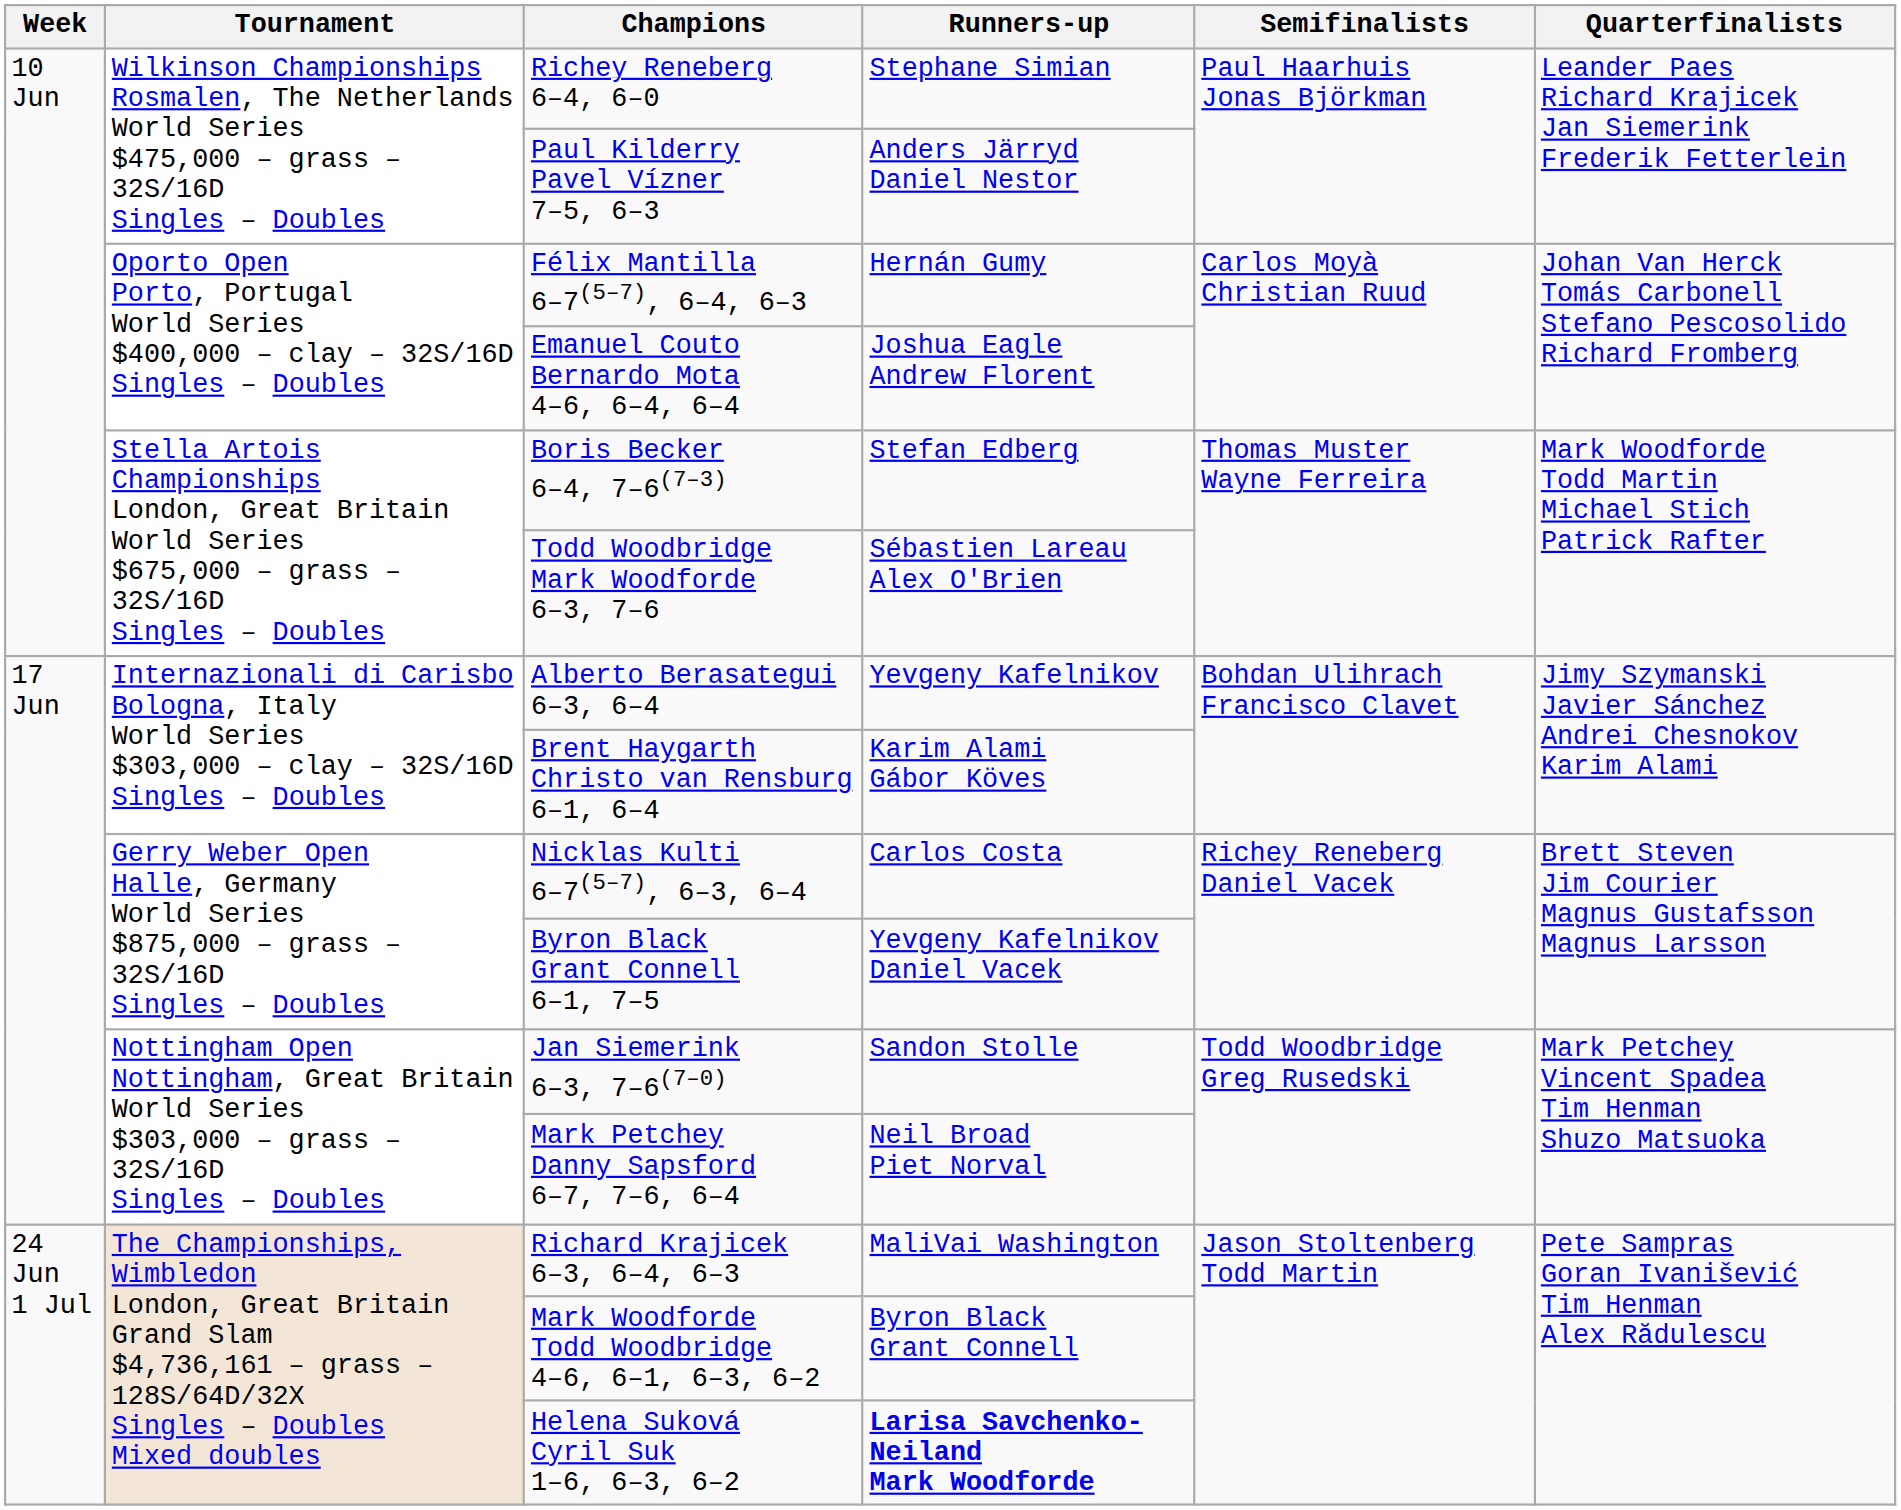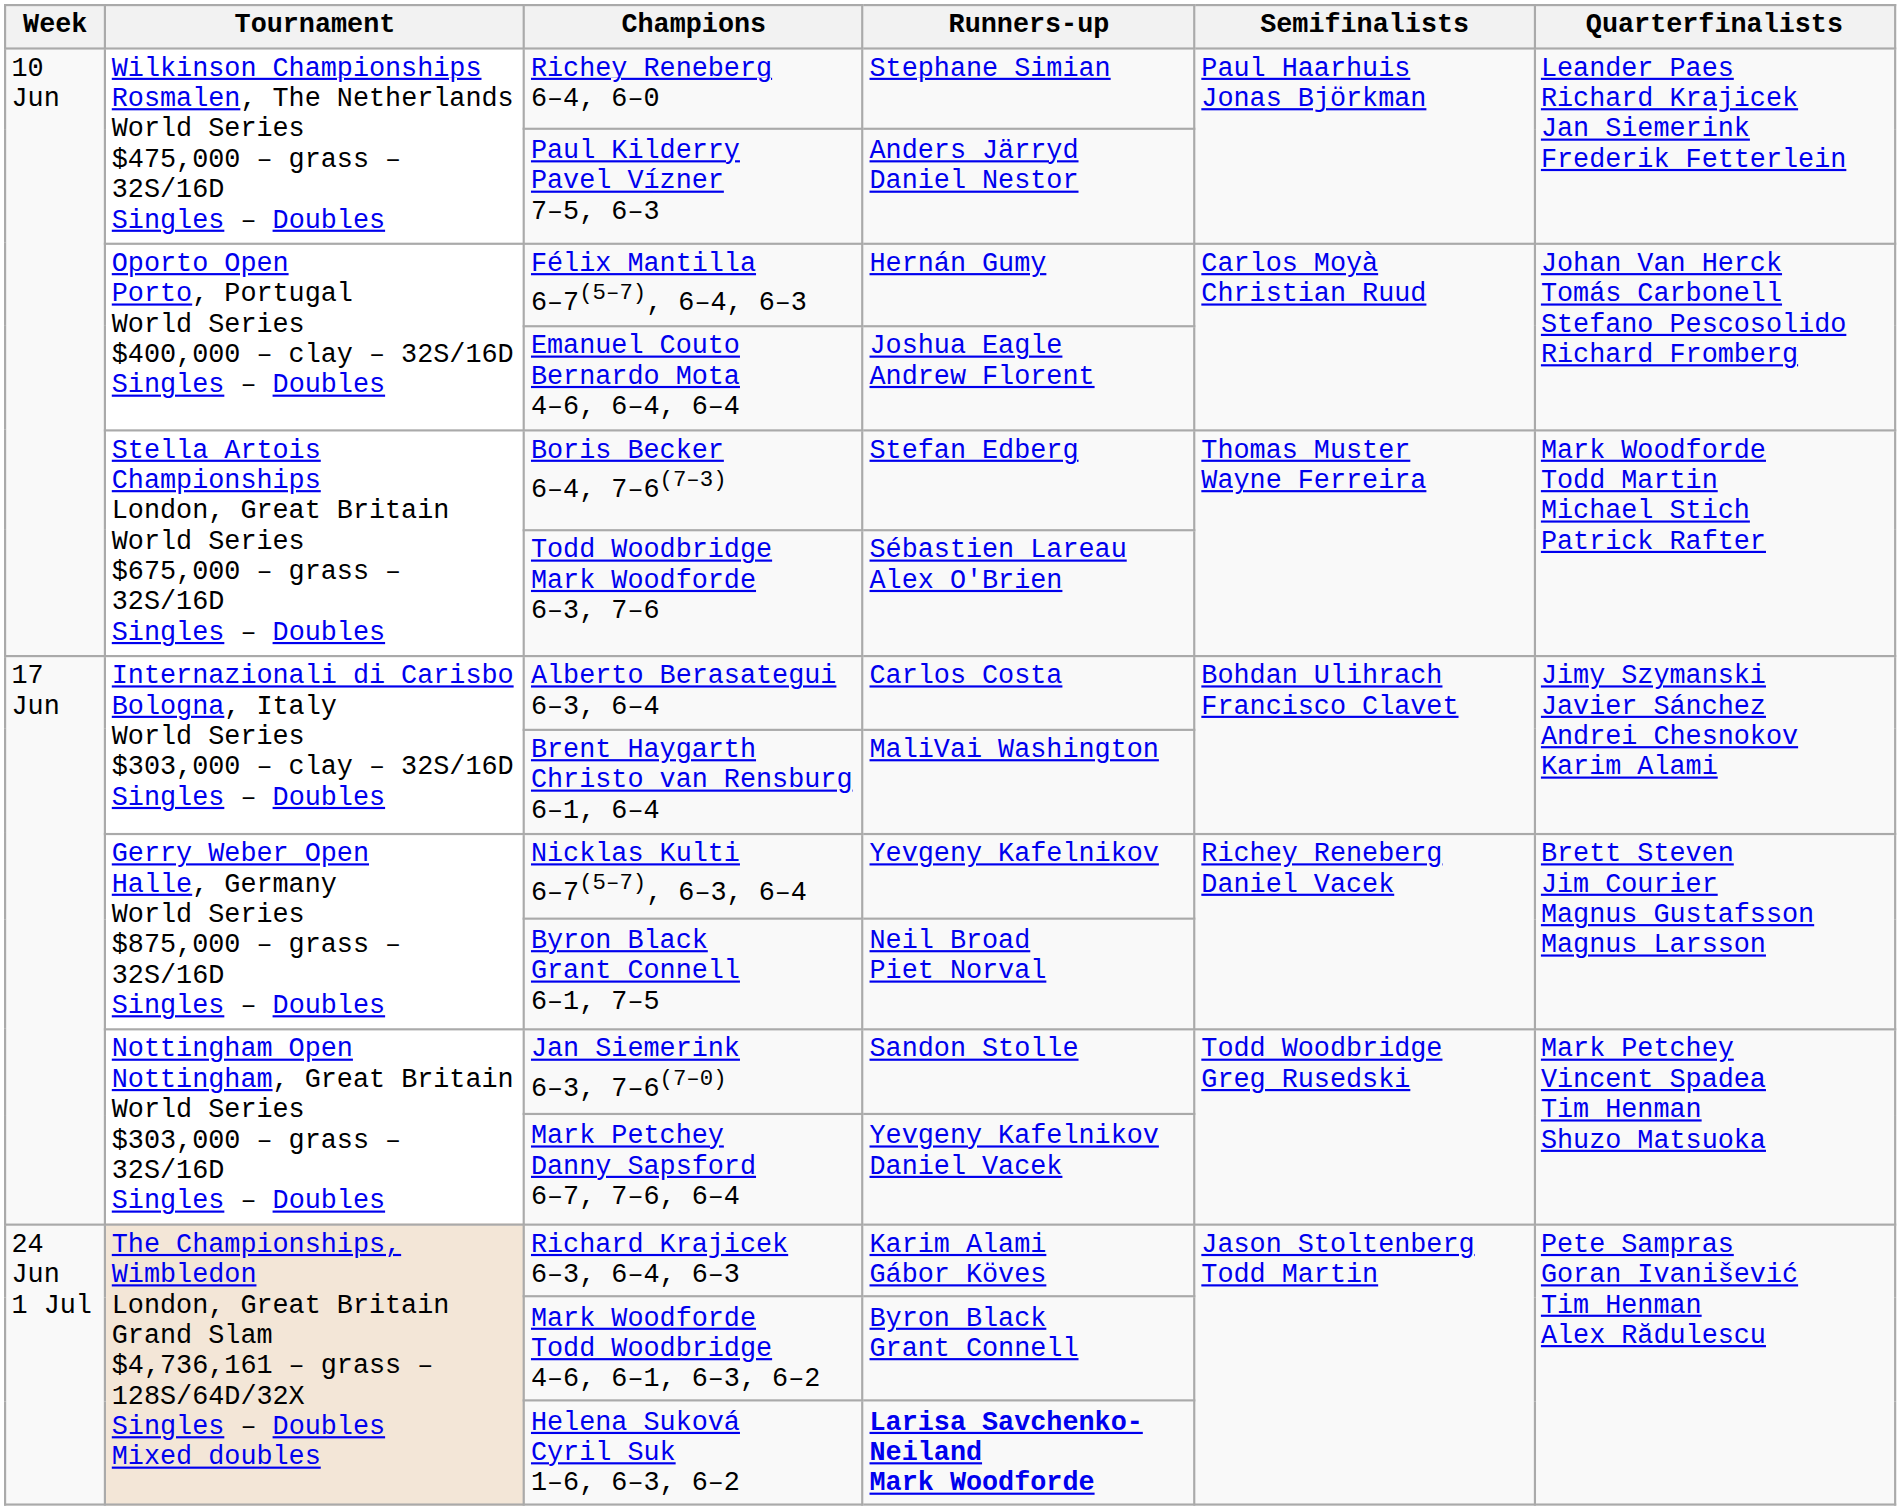(1014, 678) Yevgeny Kafelnikov -> (966, 678) Carlos Costa
(958, 766) Karim Alami Gábor Köves -> (1014, 751) MaliVai Washington
(966, 855) Carlos Costa -> (1014, 855) Yevgeny Kafelnikov
(1014, 957) Yevgeny Kafelnikov Daniel Vacek -> (958, 957) Neil Broad Piet Norval
(958, 1152) Neil Broad Piet Norval -> (1014, 1152) Yevgeny Kafelnikov Daniel Vacek
(1014, 1246) MaliVai Washington -> (958, 1261) Karim Alami Gábor Köves
